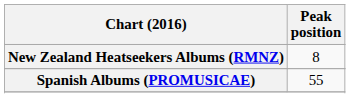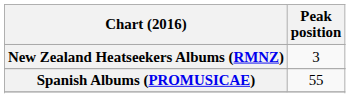(316, 56) 8 -> (316, 56) 3
